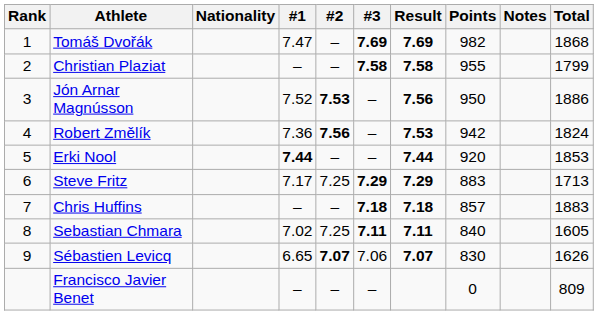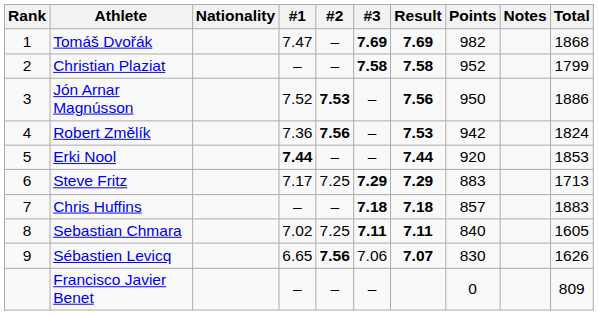(473, 66) 955 -> (473, 66) 952
(335, 255) 7.07 -> (335, 255) 7.56
